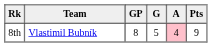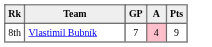- column: (156, 14)
(136, 32) 8 -> (136, 32) 7
